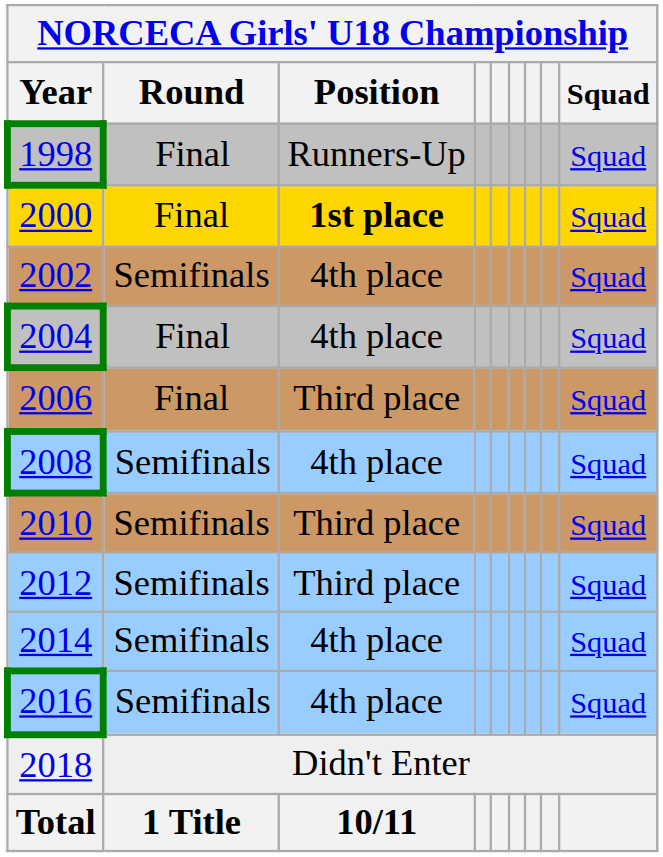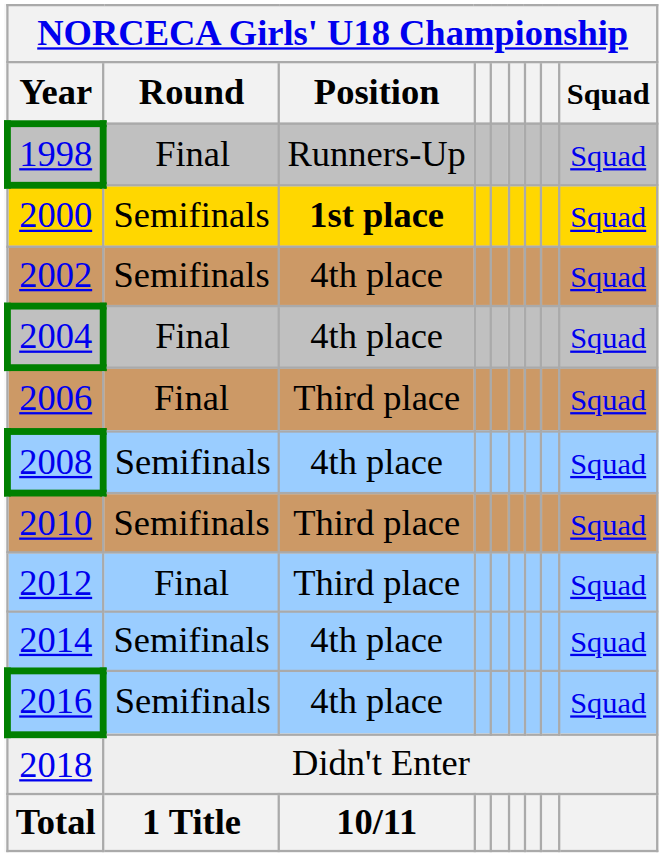(192, 214) Final -> (192, 214) Semifinals
(192, 581) Semifinals -> (192, 581) Final
